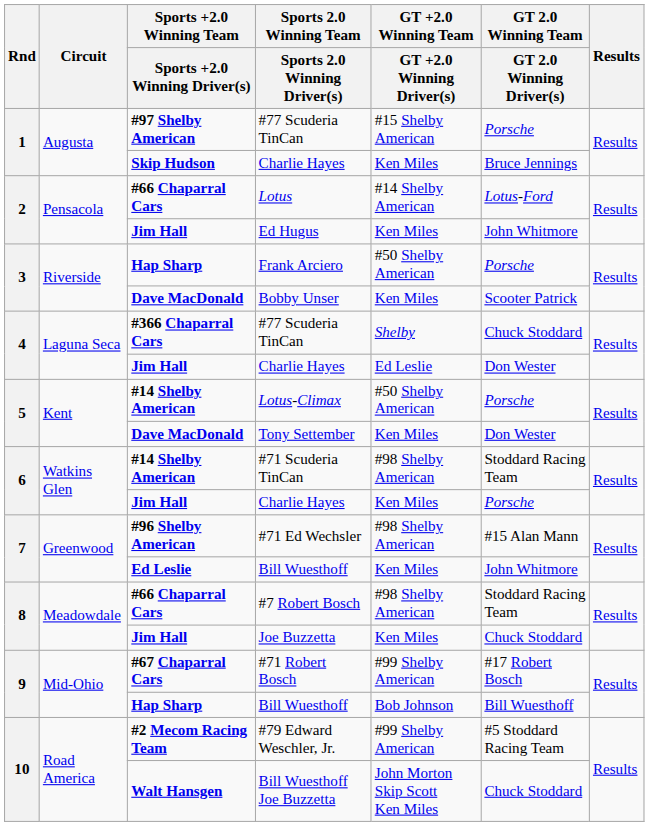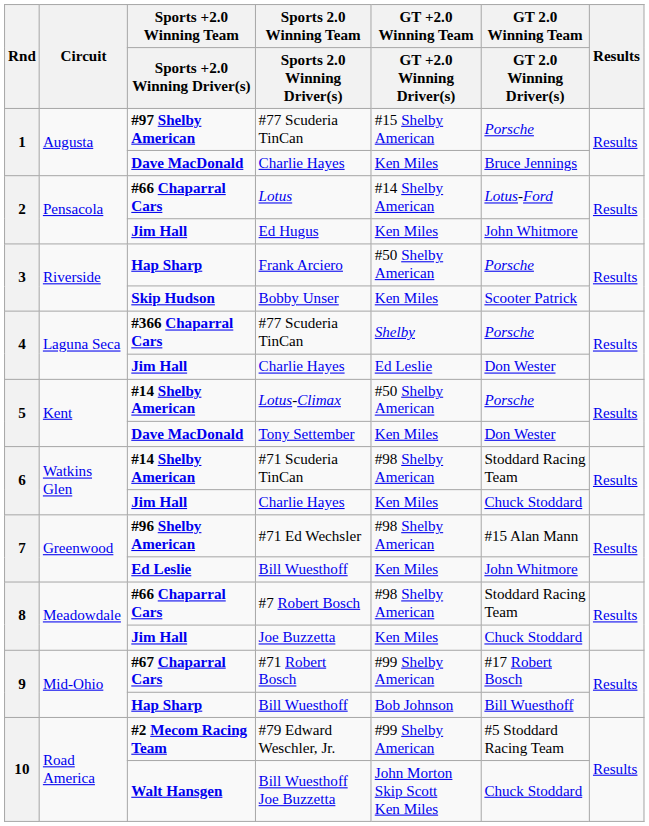(173, 163) Skip Hudson -> (187, 163) Dave MacDonald
(187, 299) Dave MacDonald -> (173, 299) Skip Hudson
(533, 332) Chuck Stoddard -> (509, 332) Porsche
(509, 502) Porsche -> (533, 502) Chuck Stoddard
